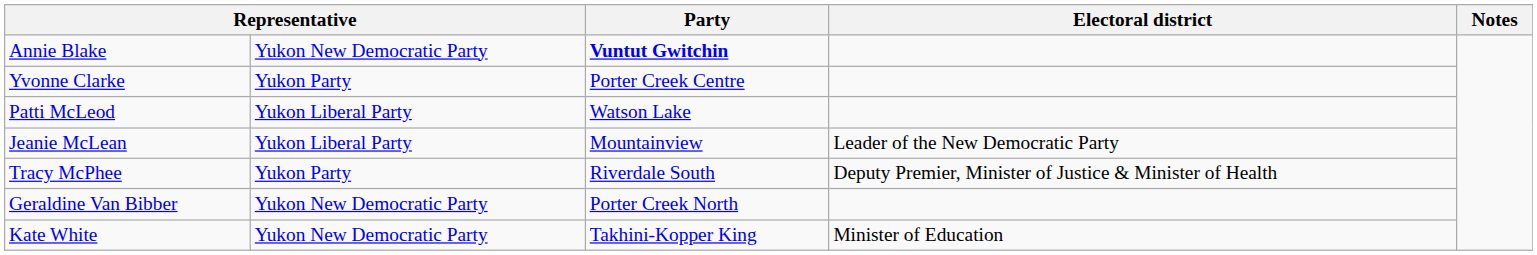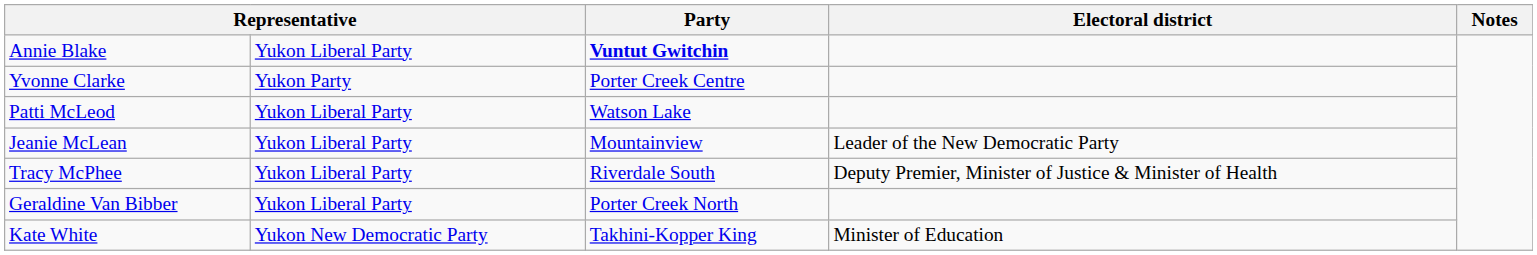(371, 50) Yukon New Democratic Party -> (333, 50) Yukon Liberal Party
(303, 173) Yukon Party -> (333, 173) Yukon Liberal Party
(371, 204) Yukon New Democratic Party -> (333, 204) Yukon Liberal Party
